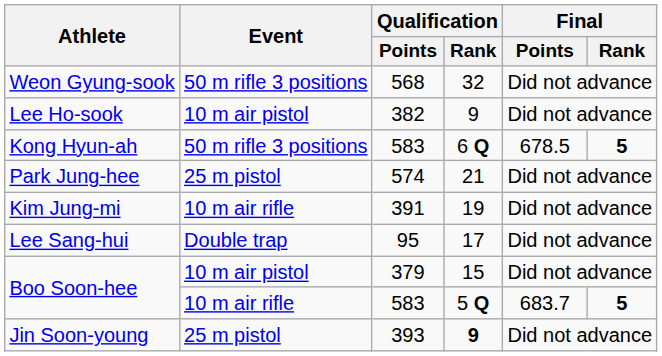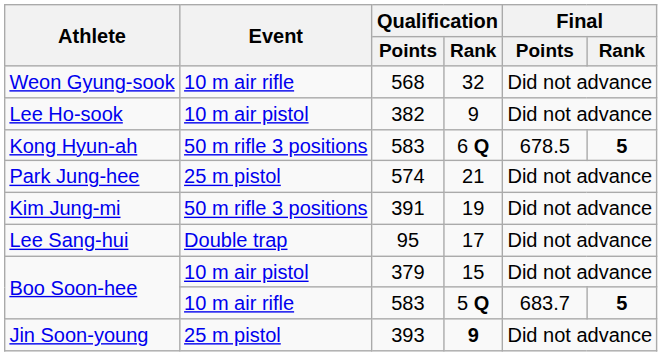(276, 82) 50 m rifle 3 positions -> (239, 82) 10 m air rifle
(239, 209) 10 m air rifle -> (276, 209) 50 m rifle 3 positions
